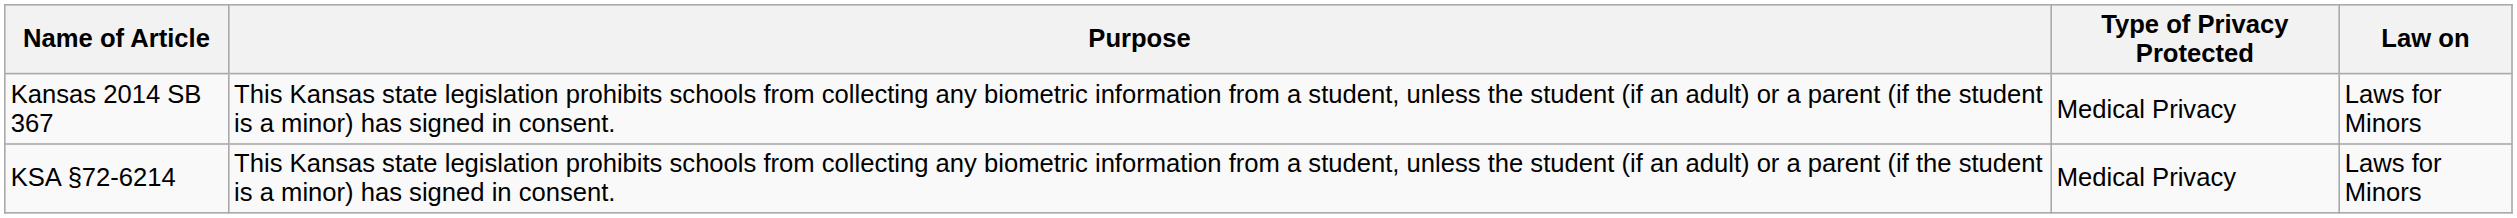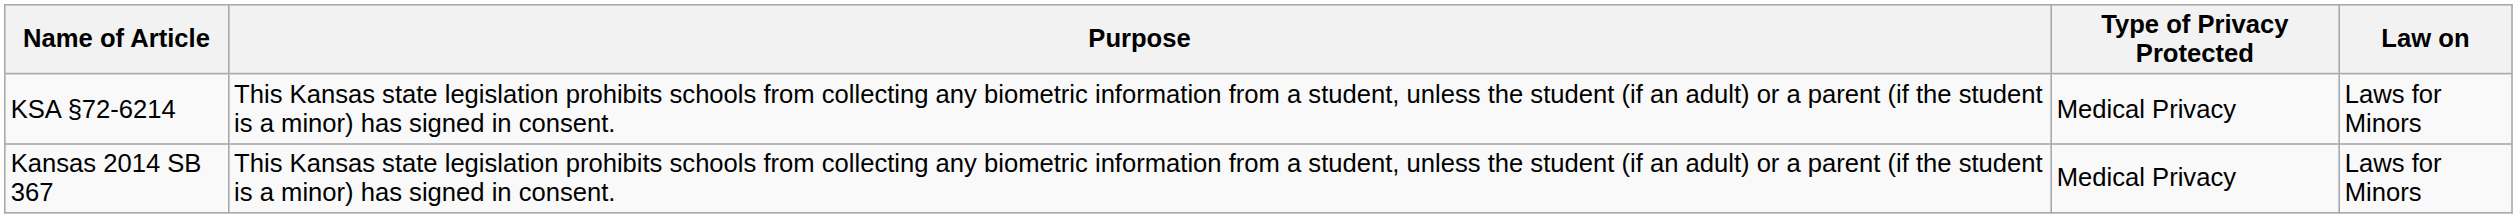rows swapped: (106, 108) <-> (93, 178)
